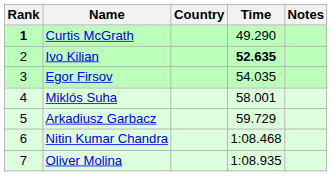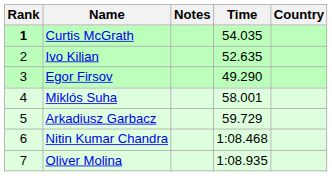columns swapped: (199, 14) <-> (306, 14)
(256, 35) 49.290 -> (242, 35) 54.035
(256, 56) bold -> (242, 56) normal
(256, 77) 54.035 -> (242, 77) 49.290
